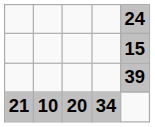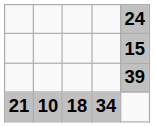(77, 106) 20 -> (77, 106) 18
